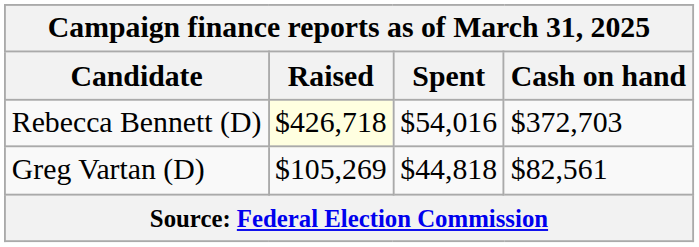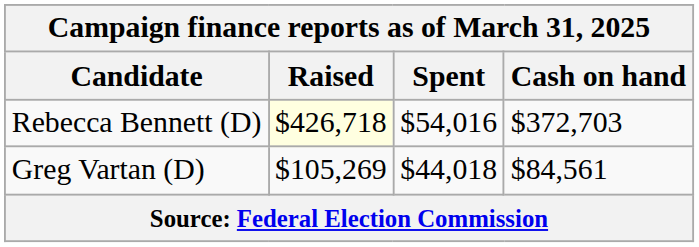(449, 169) $44,818 -> (449, 169) $44,018
(559, 169) $82,561 -> (559, 169) $84,561
